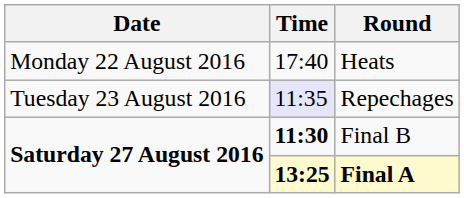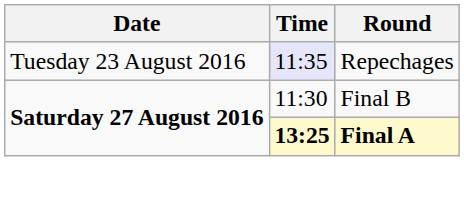- row: (368, 60)
(301, 135) bold -> (301, 98) normal
